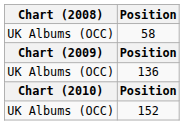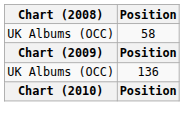- row: (148, 110)
